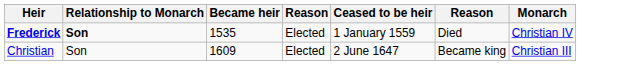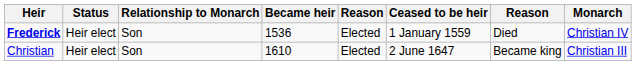+ column: (91, 13)
(77, 32) bold -> (132, 32) normal
(223, 32) 1535 -> (278, 32) 1536
(223, 51) 1609 -> (278, 51) 1610
